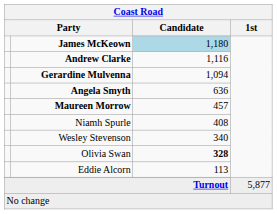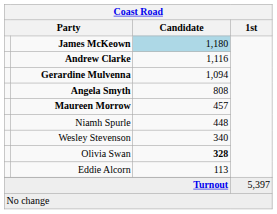(221, 91) 636 -> (221, 91) 808
(221, 122) 408 -> (221, 122) 448
(259, 185) 5,877 -> (259, 185) 5,397
